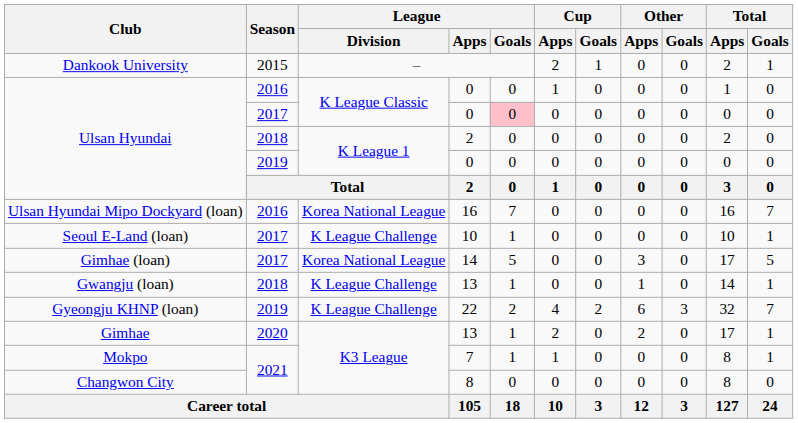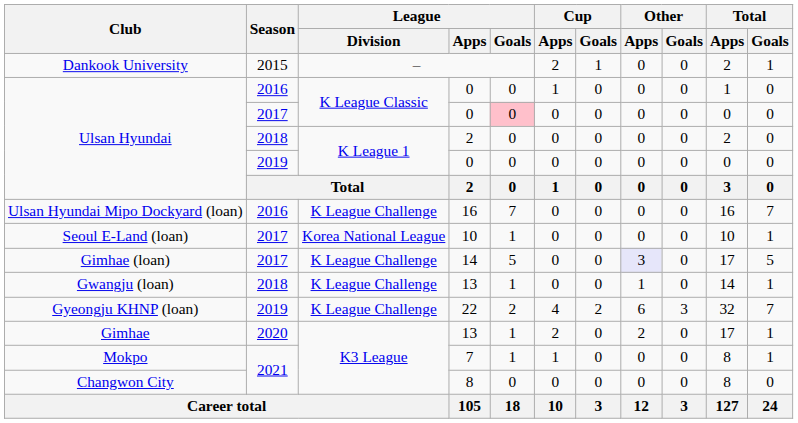(374, 211) Korea National League -> (374, 211) K League Challenge
(374, 235) K League Challenge -> (374, 235) Korea National League
(374, 260) Korea National League -> (374, 260) K League Challenge
(641, 260) no background -> (641, 260) lavender background
